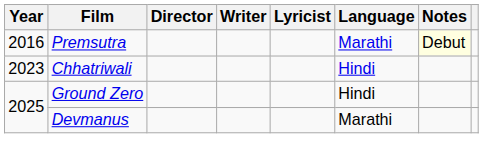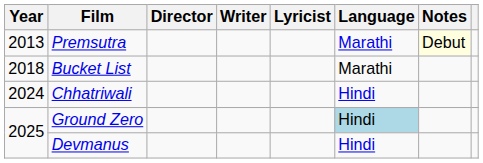(26, 42) 2016 -> (26, 42) 2013
+ row: (91, 68)
(26, 68) 2023 -> (26, 94) 2024
(357, 94) no background -> (357, 119) lightblue background
(365, 119) Marathi -> (357, 145) Hindi
